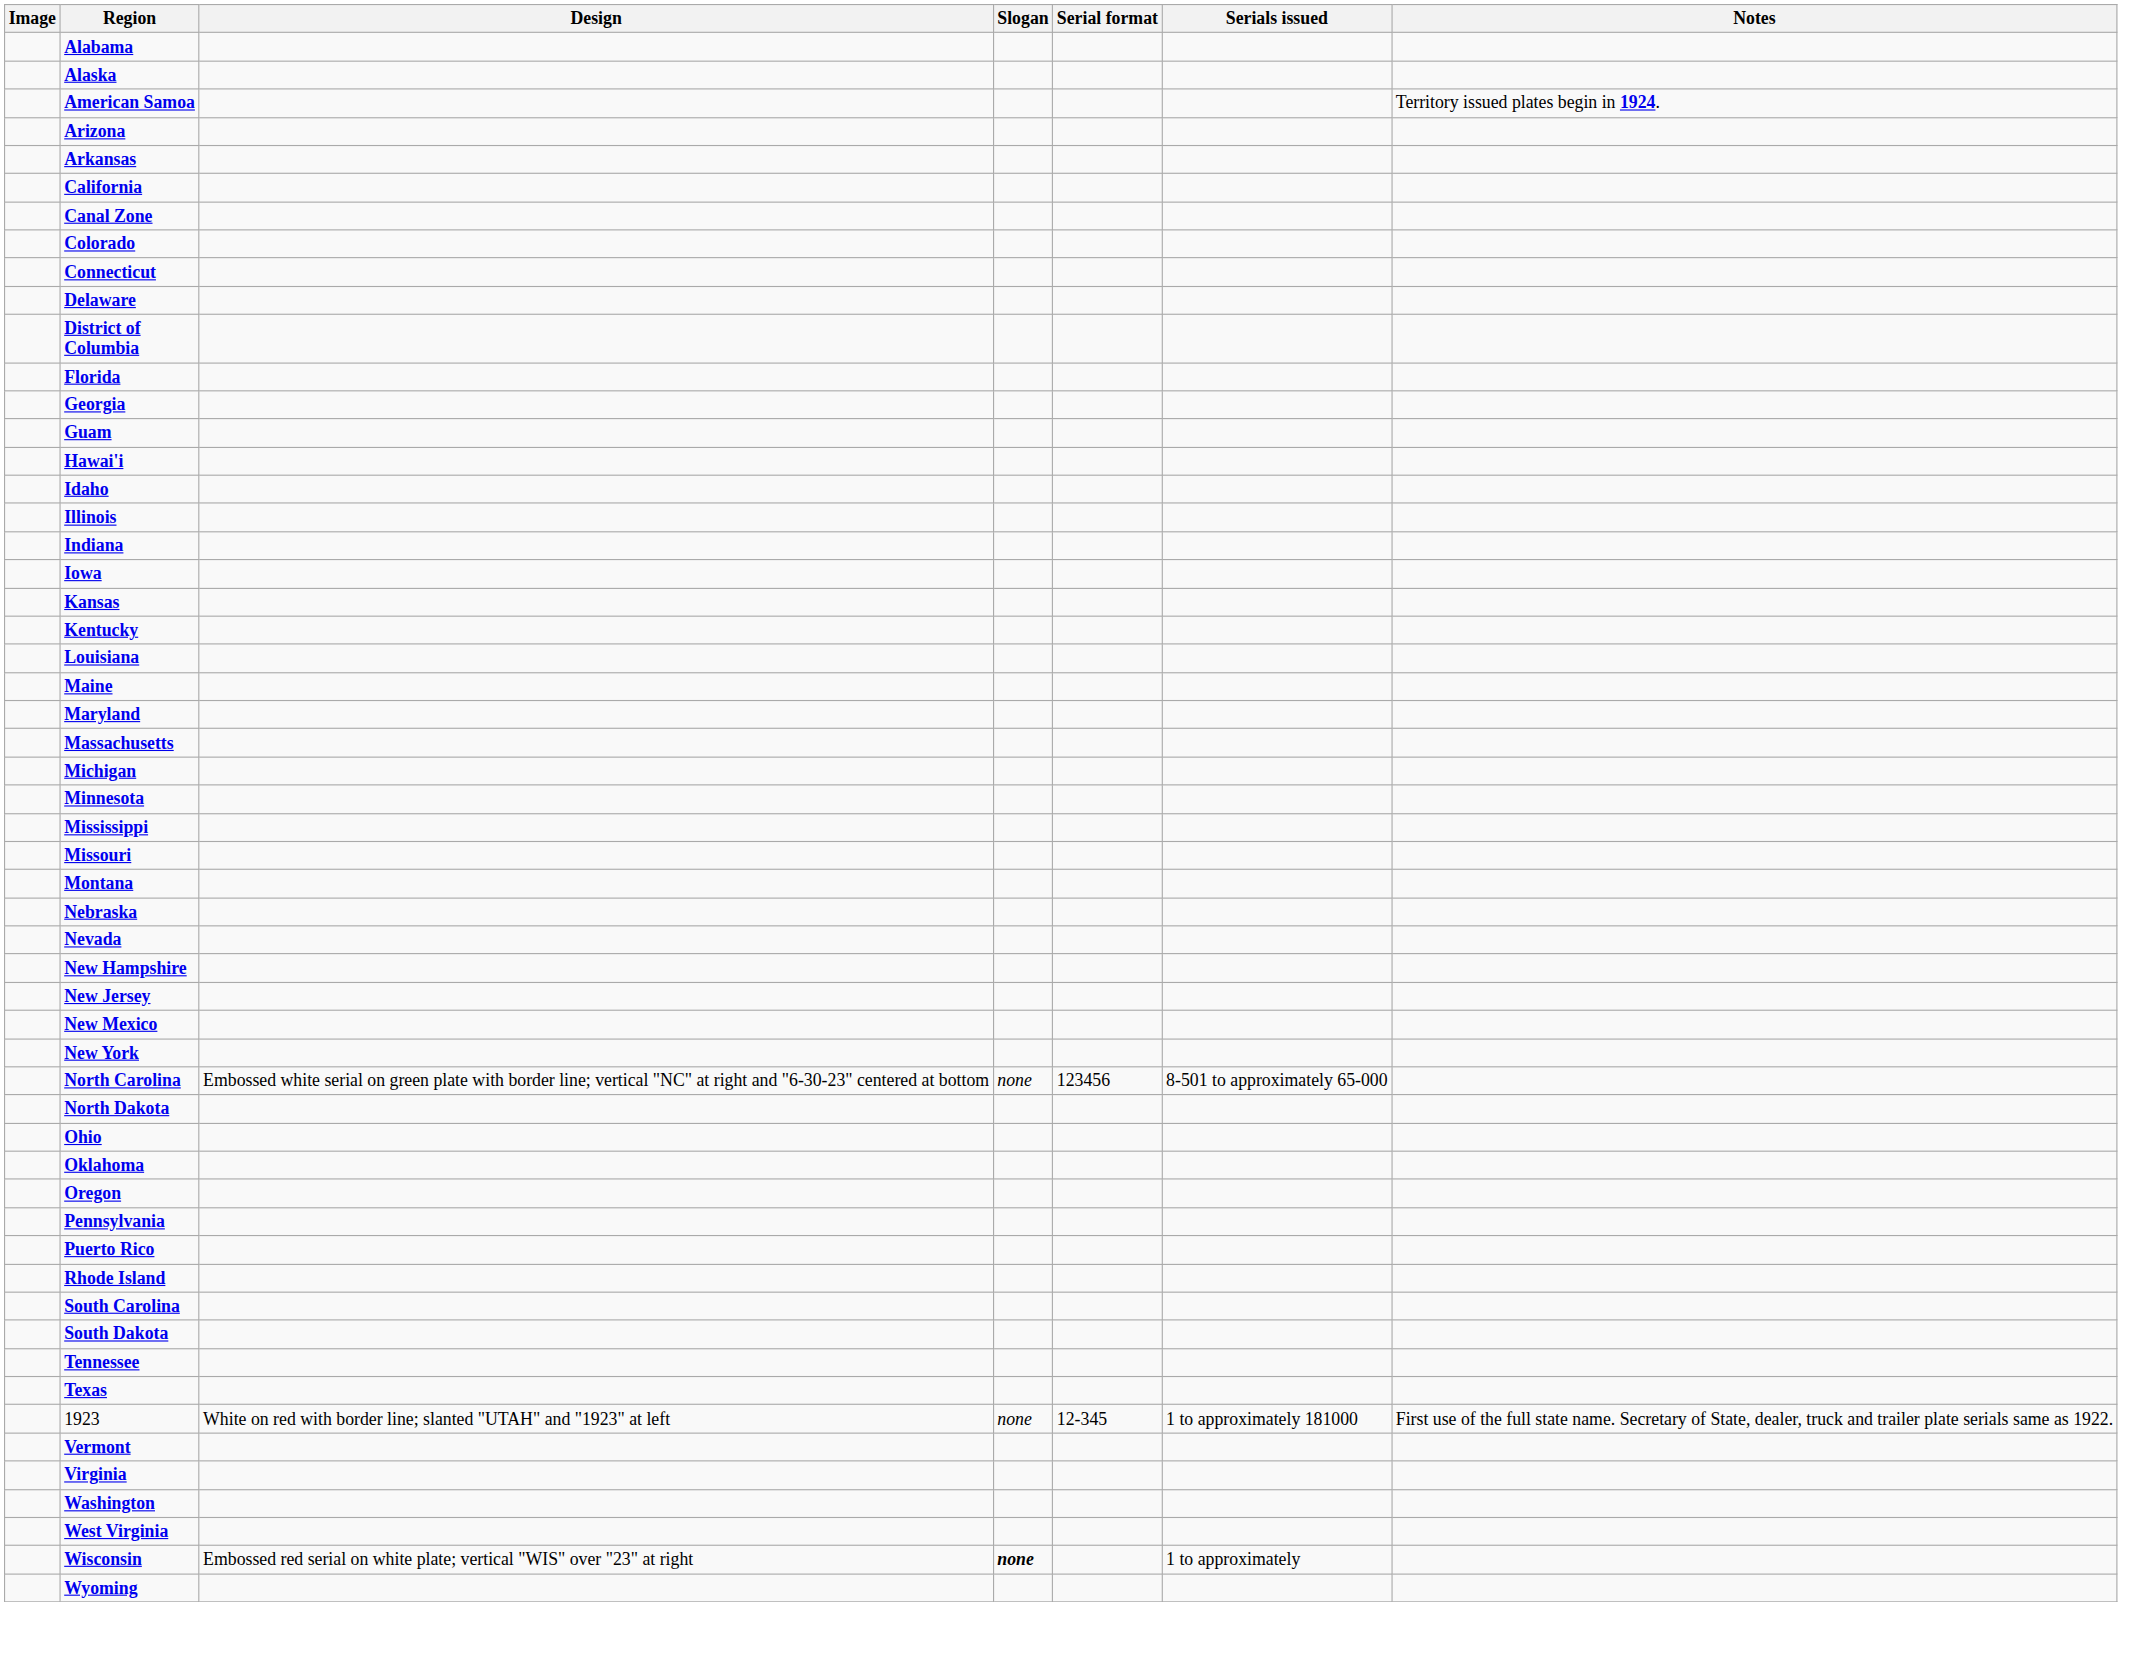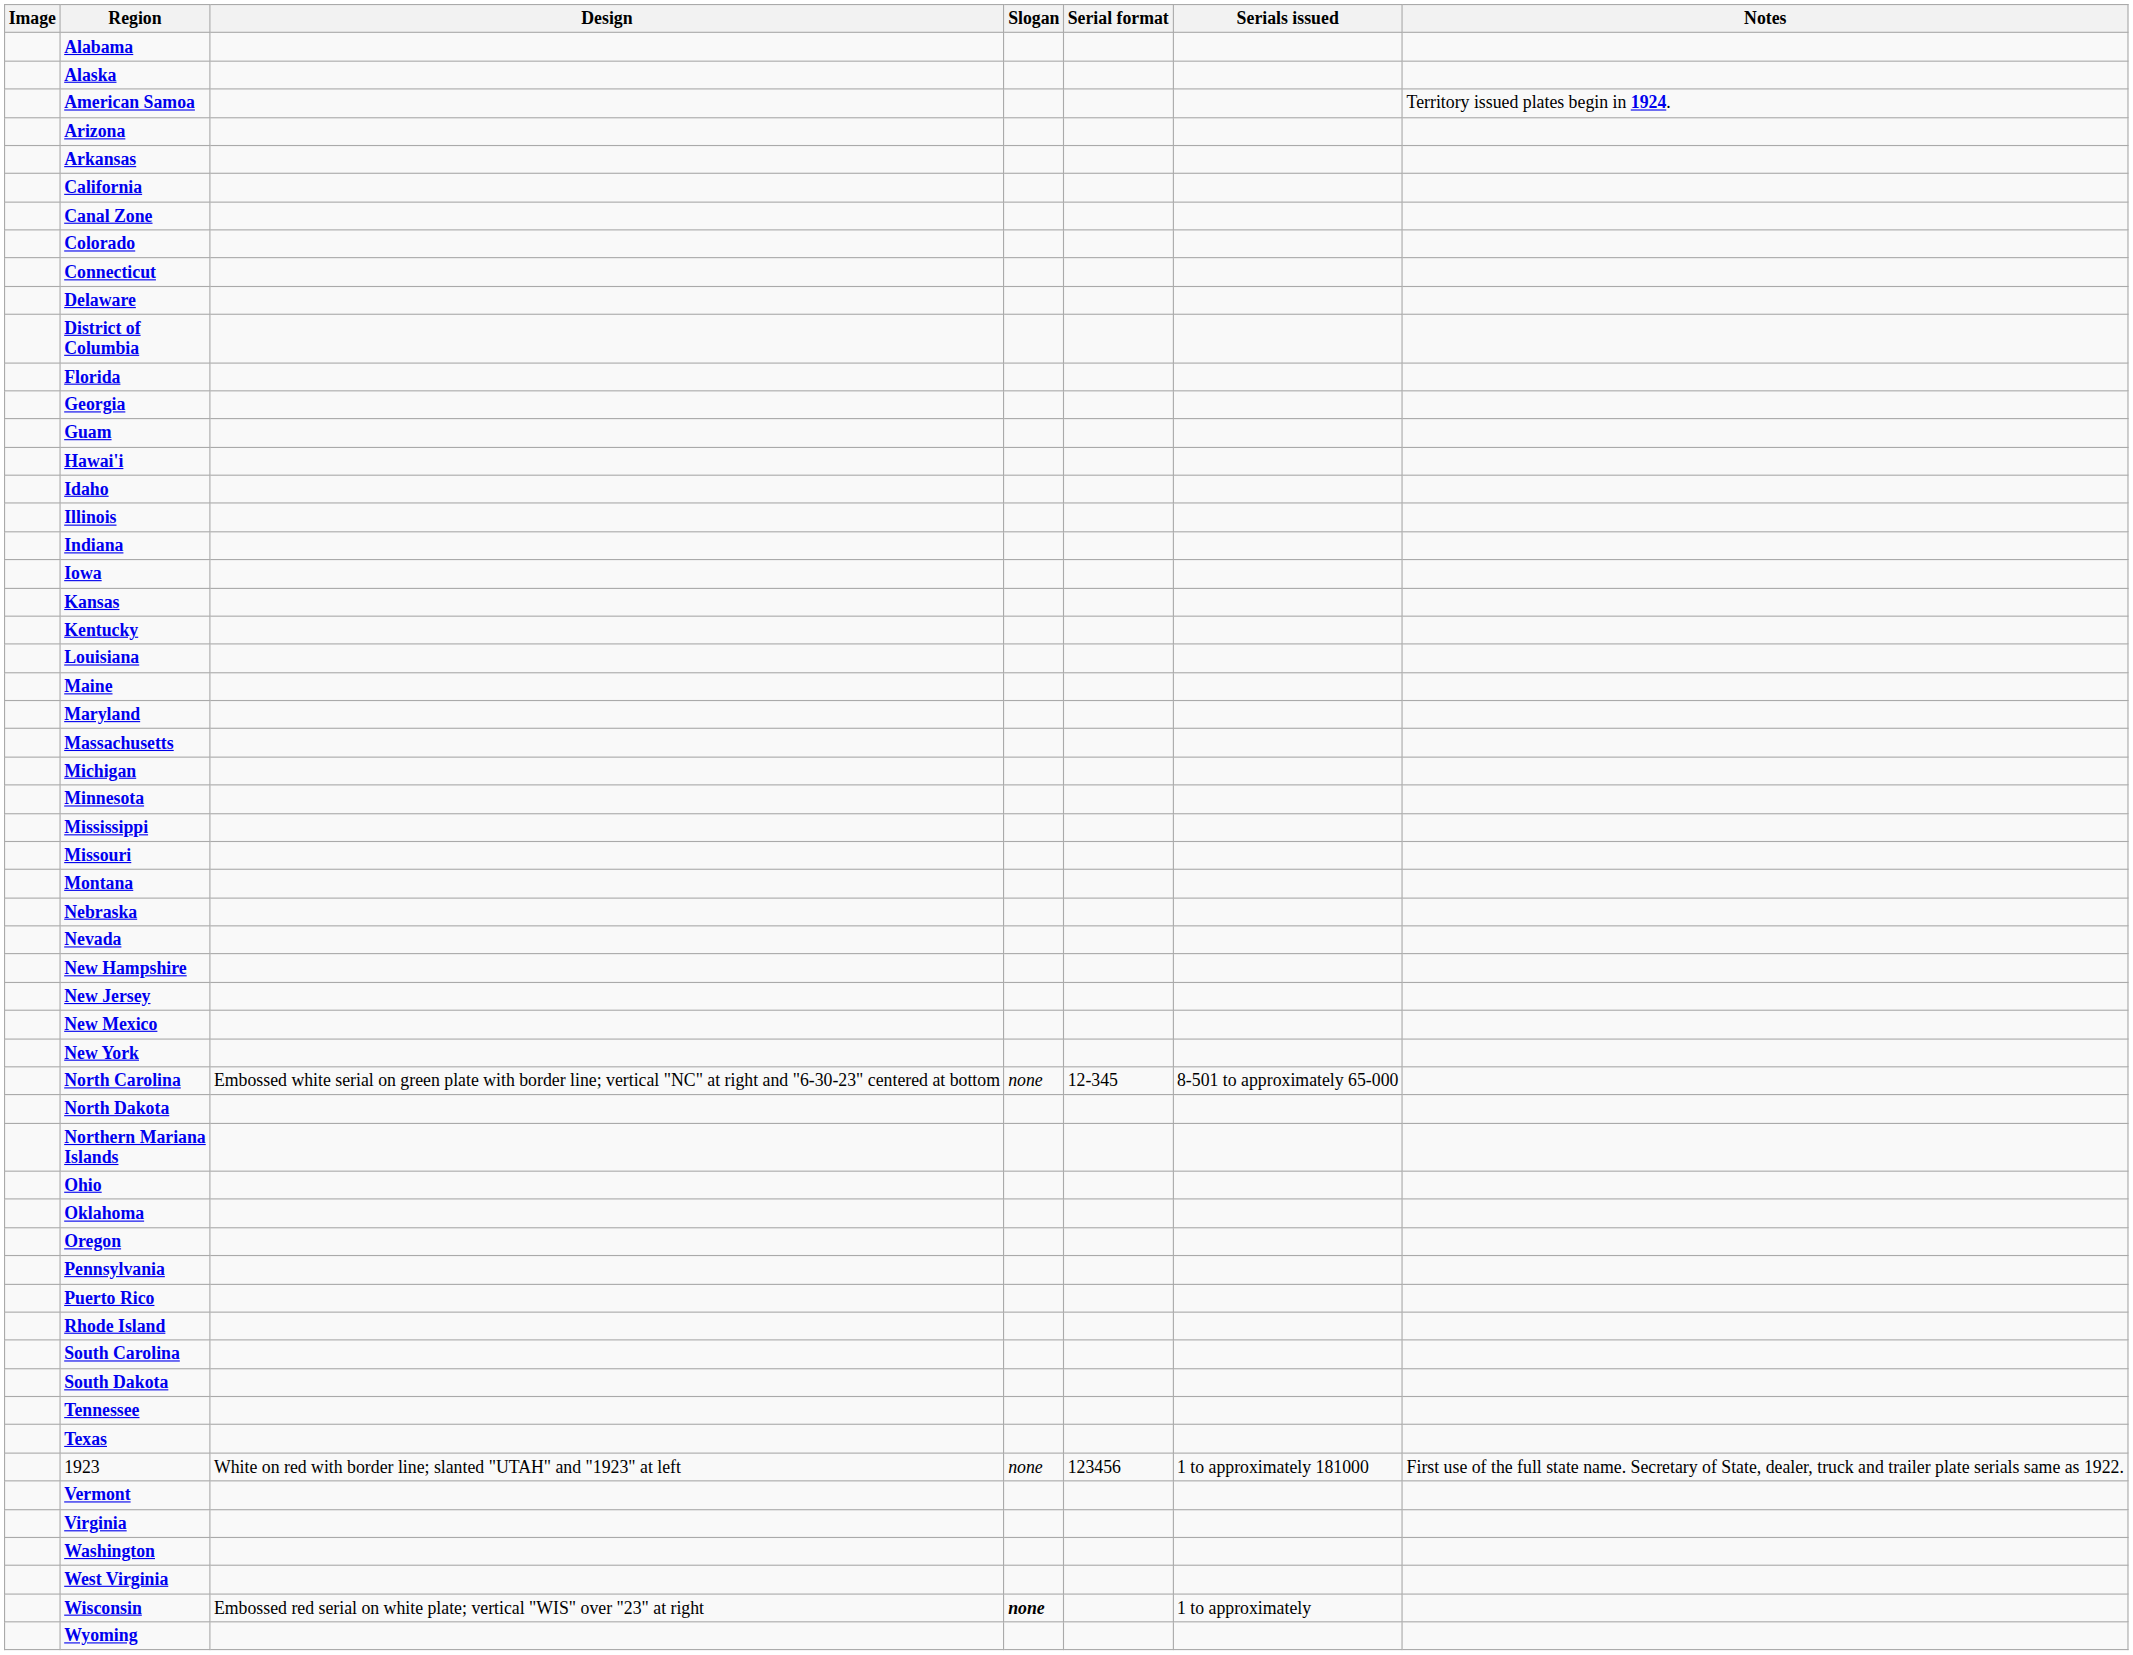(1083, 1080) 123456 -> (1093, 1080) 12-345
+ row: (135, 1147)
(1082, 1418) 12-345 -> (1094, 1466) 123456
